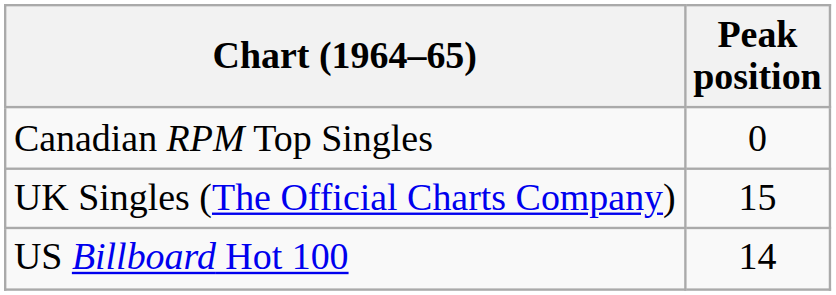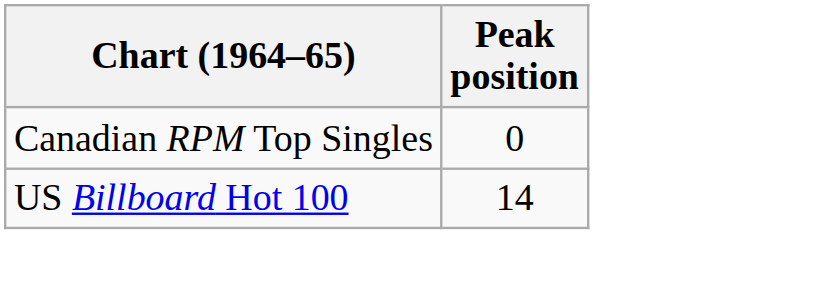- row: (345, 197)
